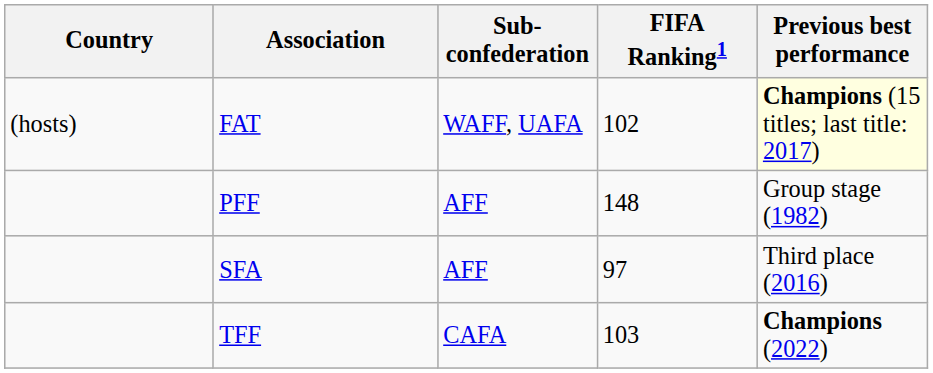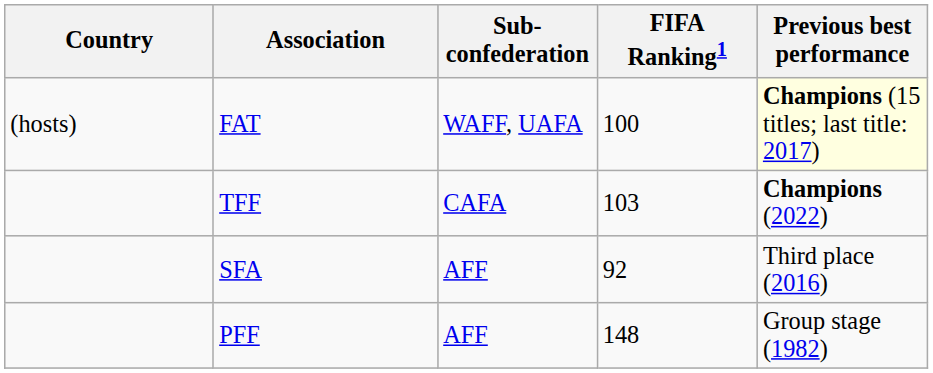(621, 123) 102 -> (621, 123) 100
rows swapped: (240, 335) <-> (239, 203)
(615, 269) 97 -> (615, 269) 92
